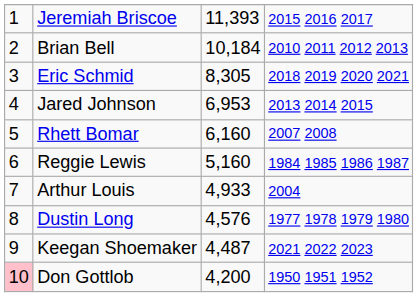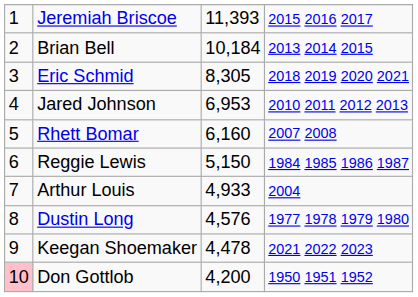(338, 48) 2010 2011 2012 2013 -> (321, 48) 2013 2014 2015
(321, 105) 2013 2014 2015 -> (338, 105) 2010 2011 2012 2013
(228, 162) 5,160 -> (228, 162) 5,150
(228, 248) 4,487 -> (228, 248) 4,478
